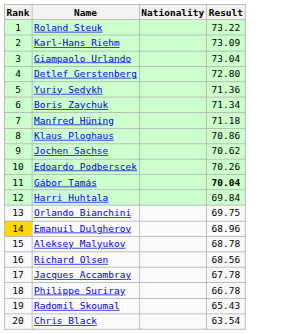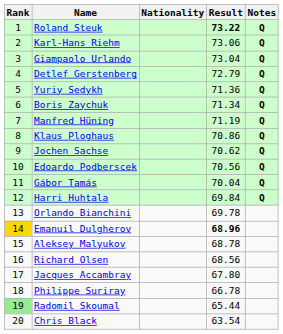+ column: (262, 12)
(226, 28) normal -> (226, 28) bold
(226, 43) 73.09 -> (226, 43) 73.06
(226, 74) 72.80 -> (226, 74) 72.79
(226, 120) 71.18 -> (226, 120) 71.19
(226, 167) 70.26 -> (226, 167) 70.56
(226, 182) bold -> (226, 182) normal
(226, 213) 69.75 -> (226, 213) 69.78
(226, 229) normal -> (226, 229) bold
(226, 275) 67.78 -> (226, 275) 67.80
(18, 306) no background -> (18, 306) lightgreen background
(226, 306) 65.43 -> (226, 306) 65.44
